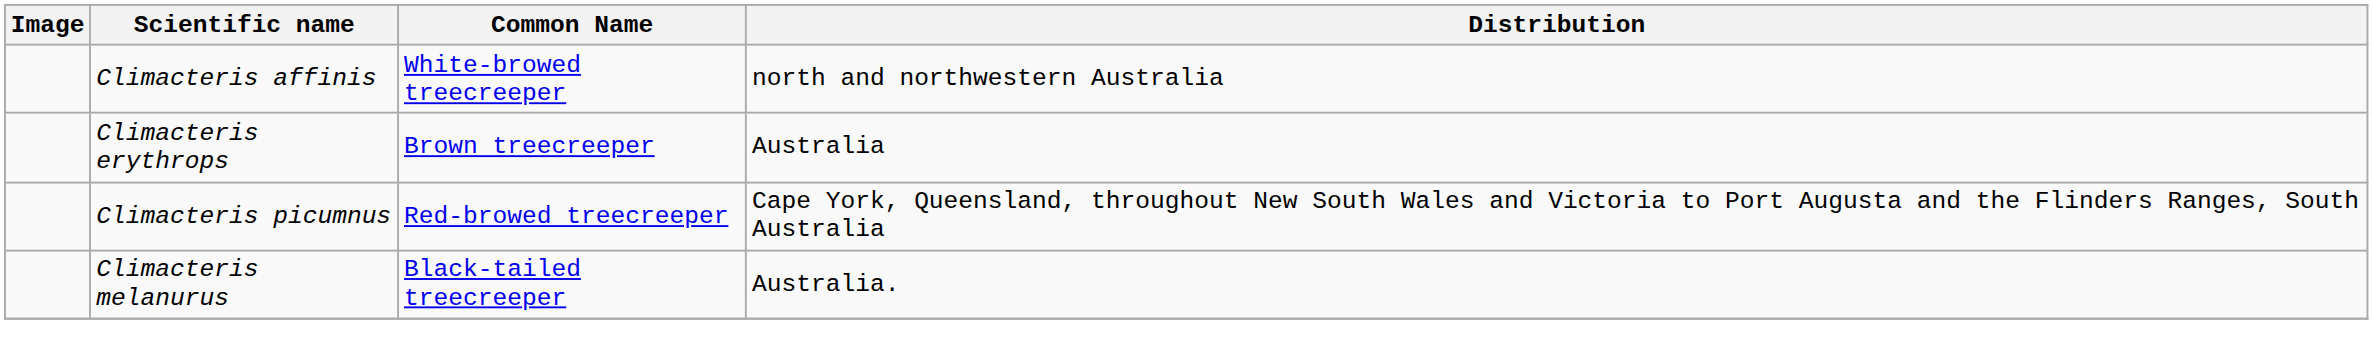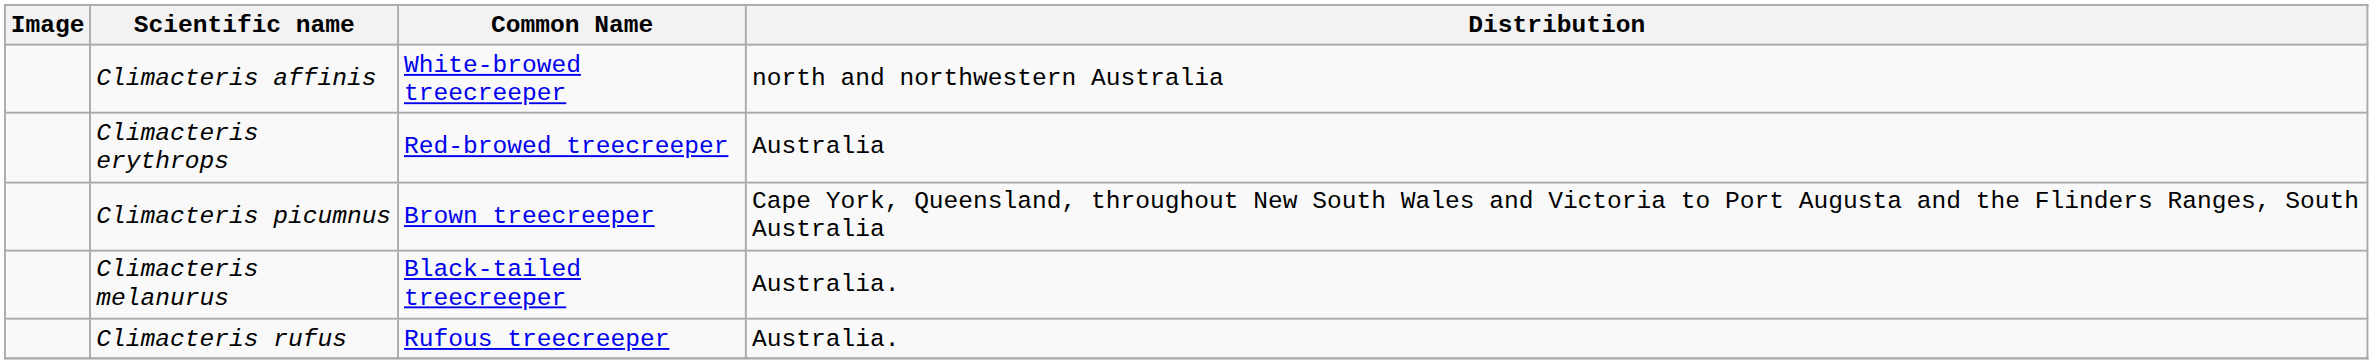(529, 148) Brown treecreeper -> (566, 148) Red-browed treecreeper
(566, 216) Red-browed treecreeper -> (529, 216) Brown treecreeper
+ row: (222, 339)
